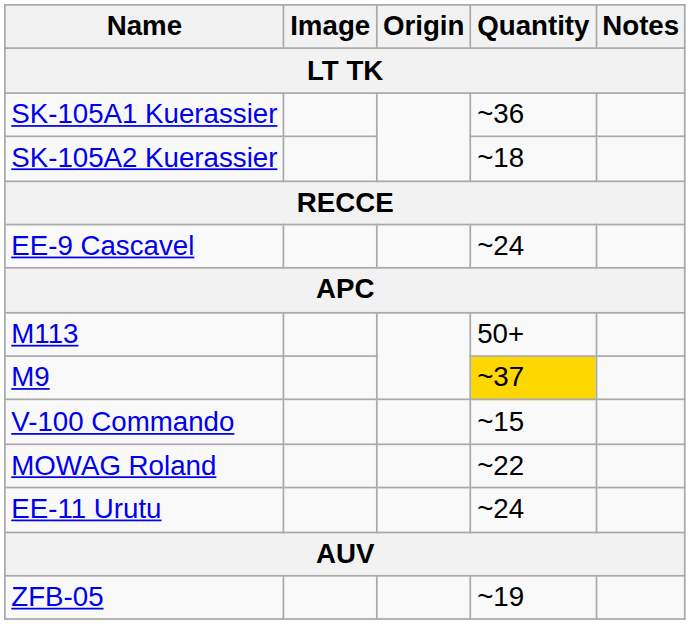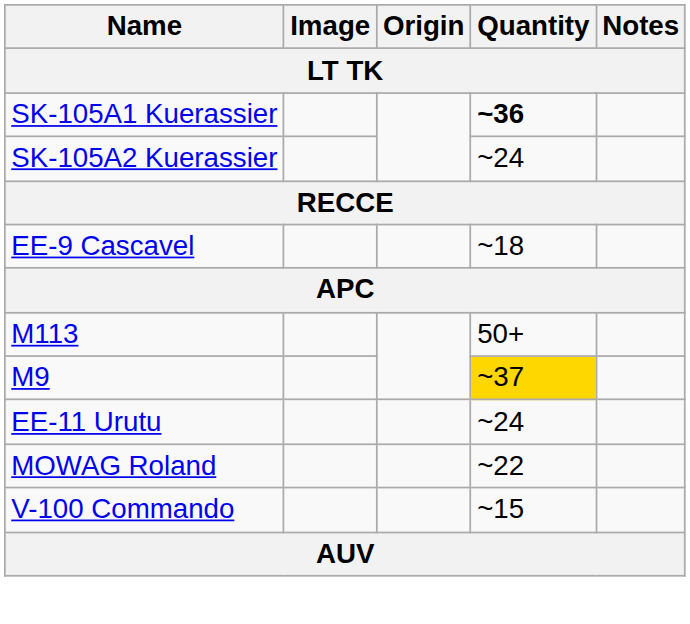(501, 114) normal -> (501, 114) bold
(501, 158) ~18 -> (501, 158) ~24
(501, 245) ~24 -> (501, 245) ~18
rows swapped: (86, 509) <-> (123, 421)
- row: (57, 597)
